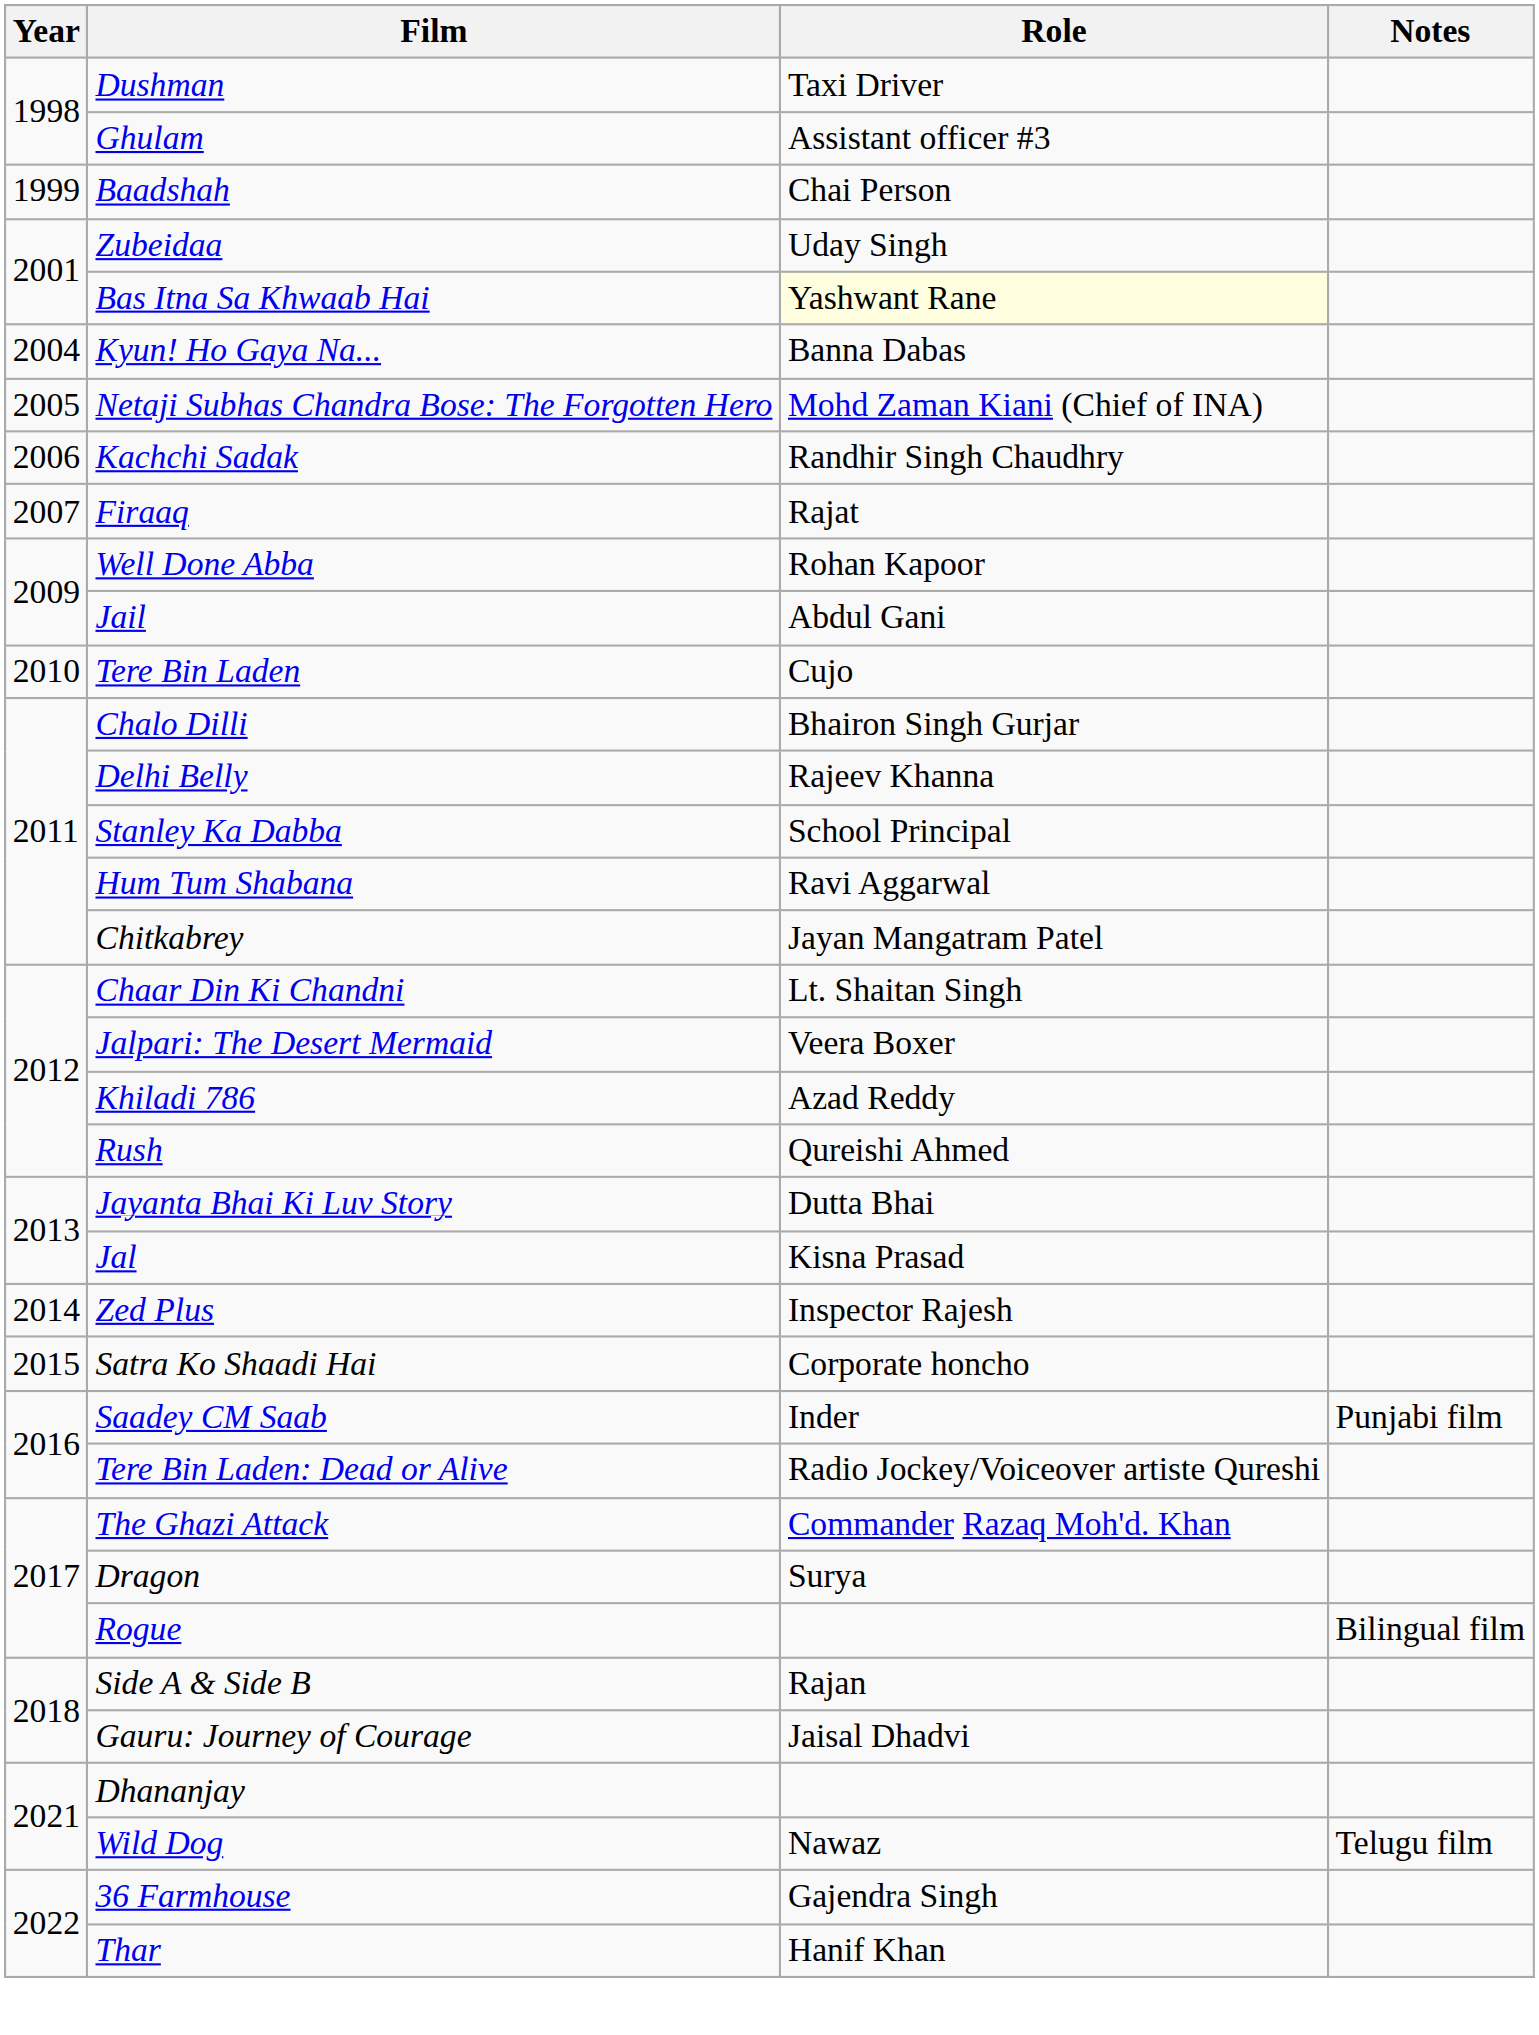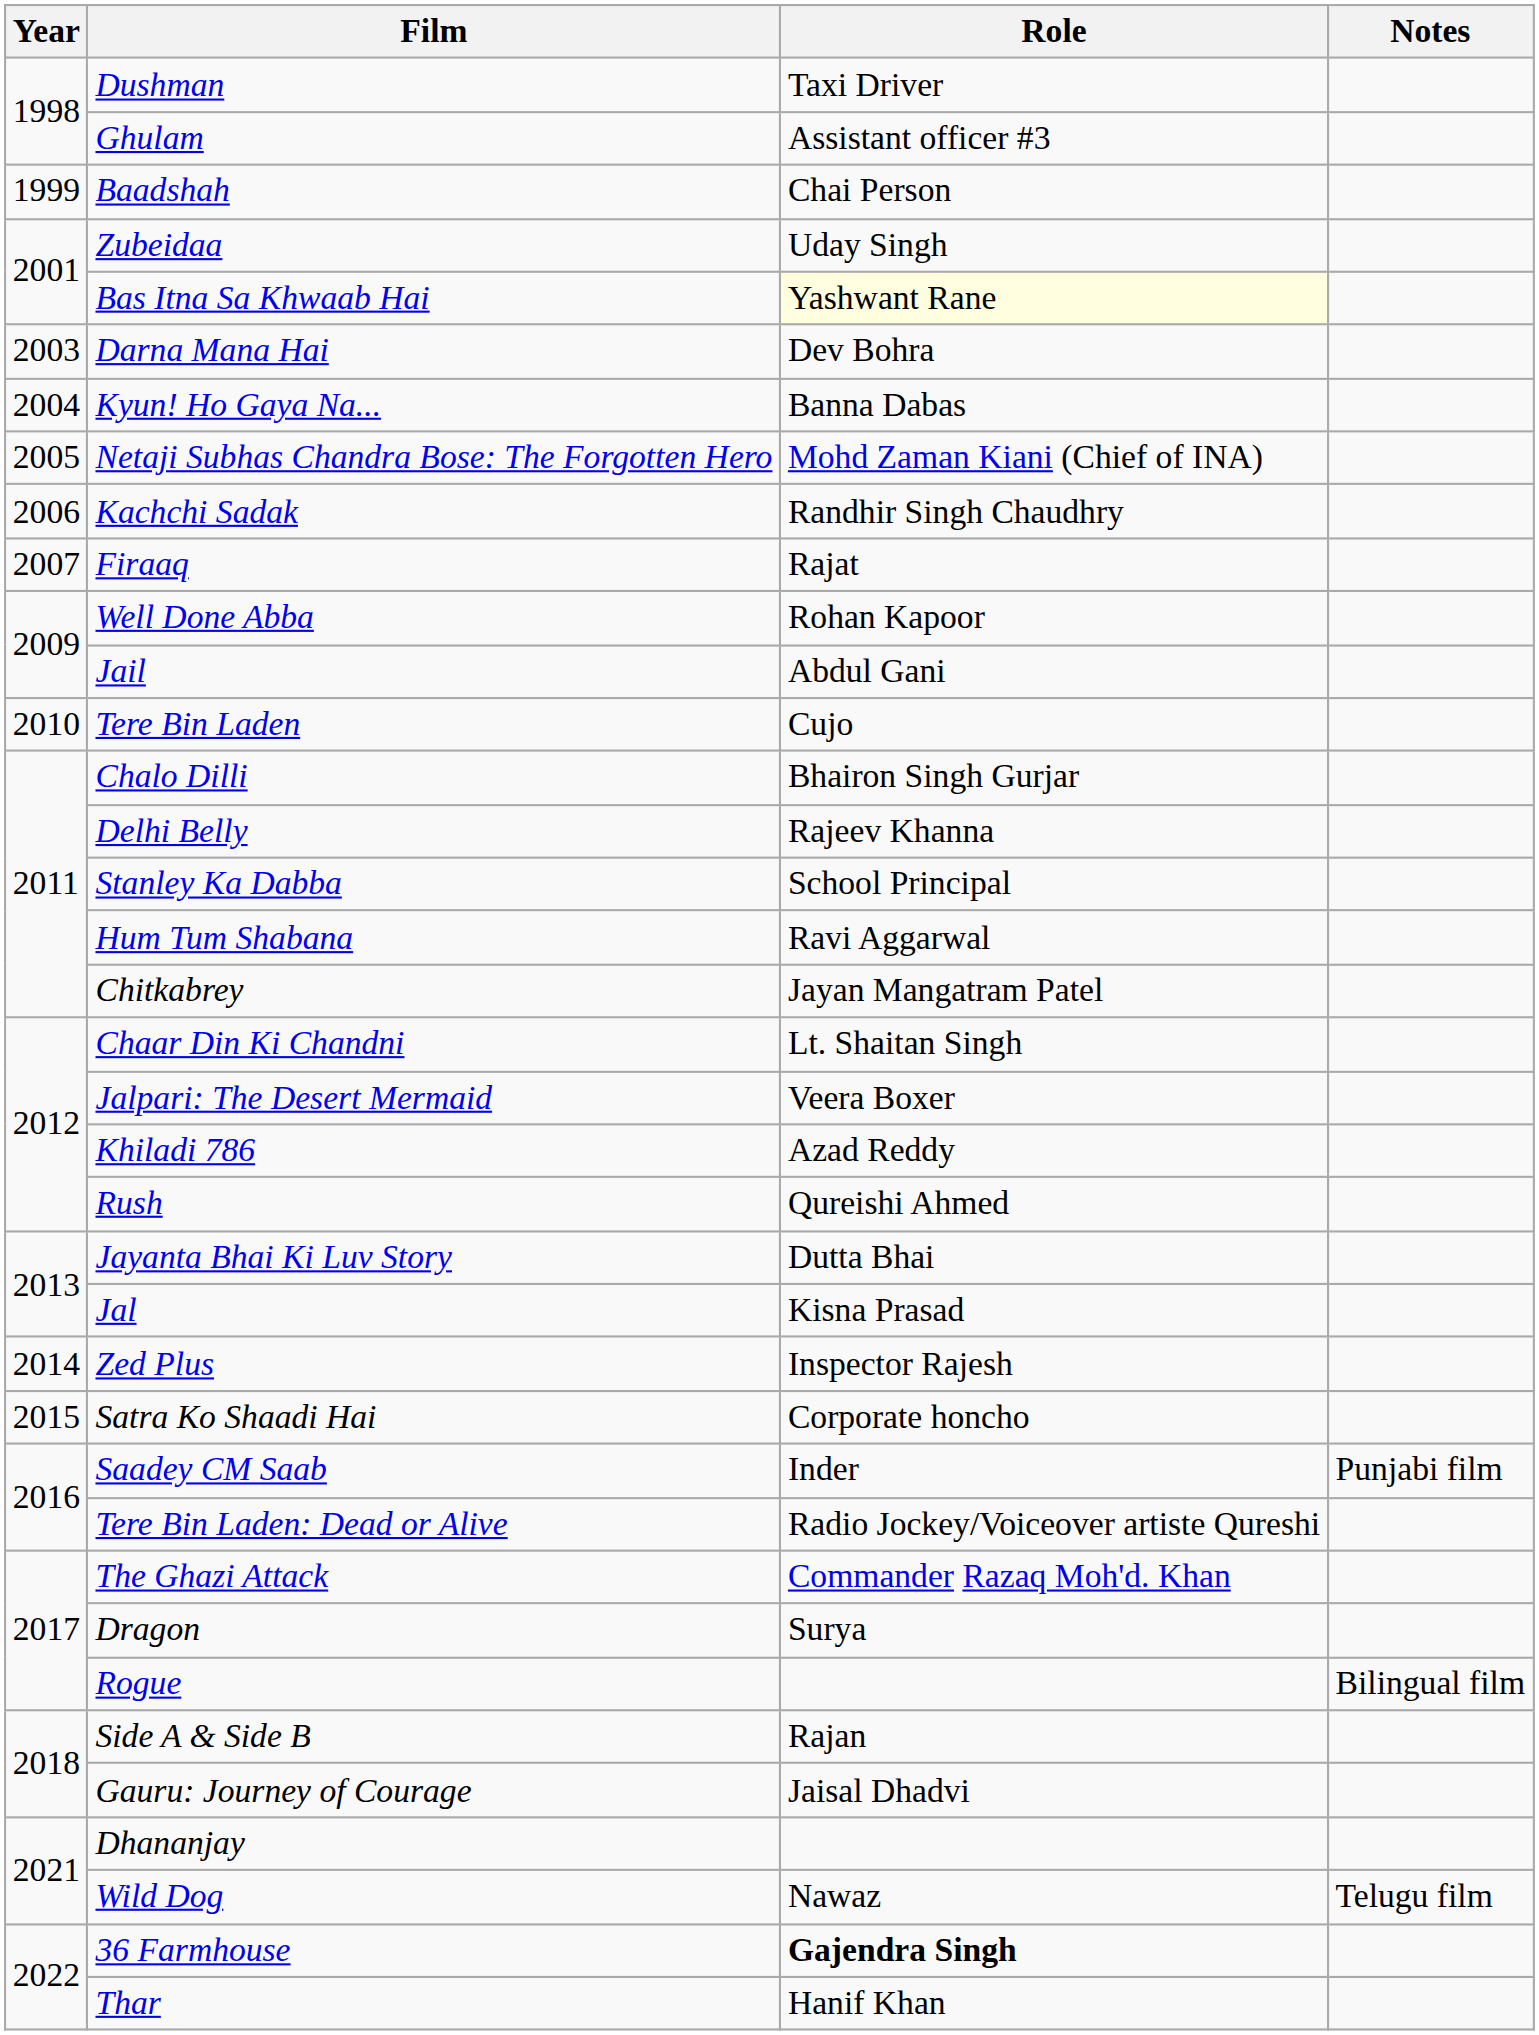+ row: (212, 350)
(893, 1896) normal -> (902, 1949) bold
